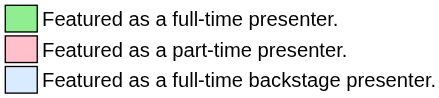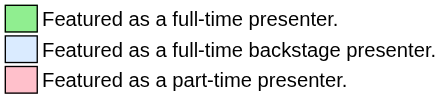rows swapped: (239, 80) <-> (195, 49)
